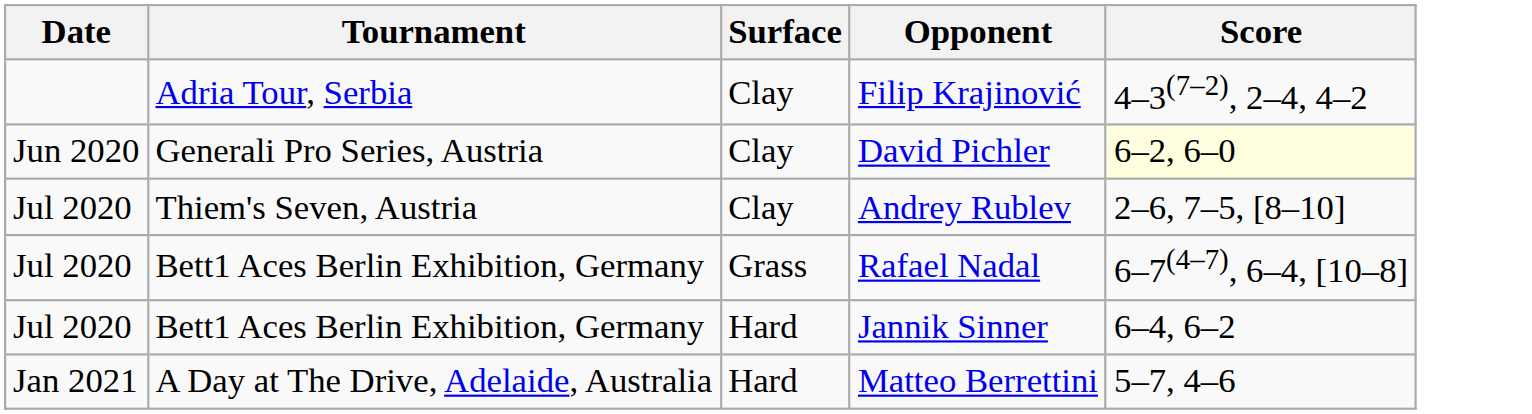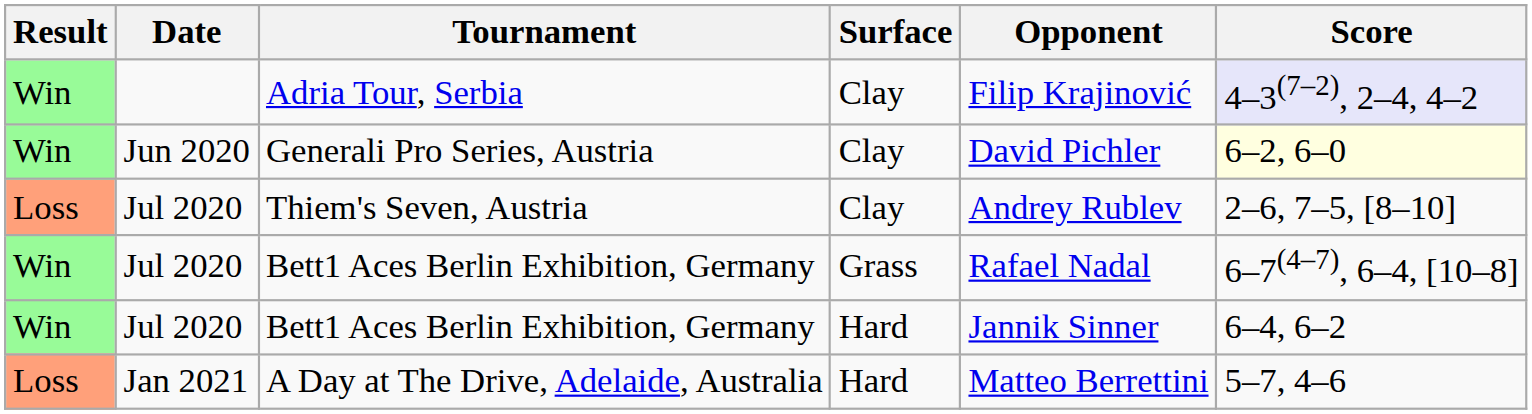+ column: (60, 32)
(1241, 91) no background -> (1351, 91) lavender background
